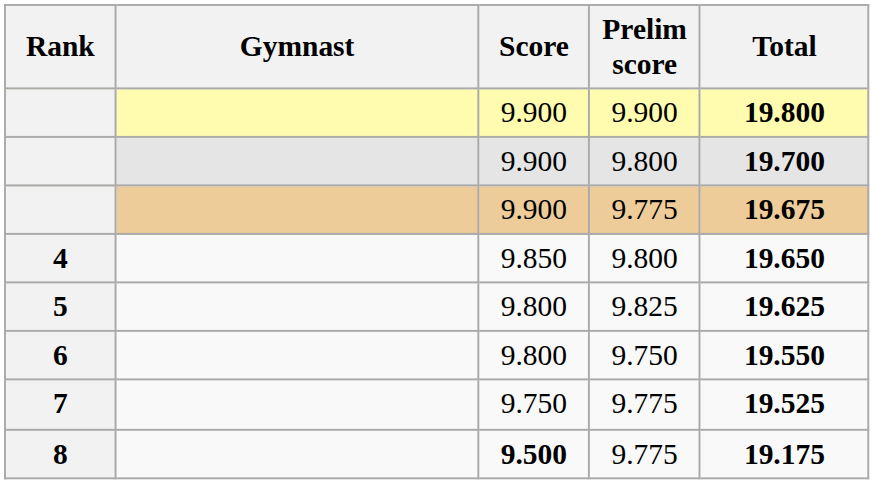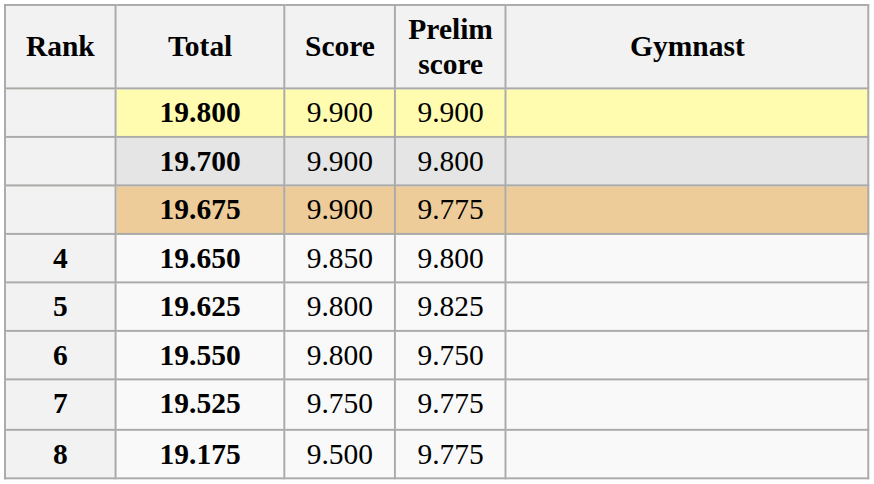columns swapped: (297, 46) <-> (784, 46)
(534, 452) bold -> (340, 452) normal
